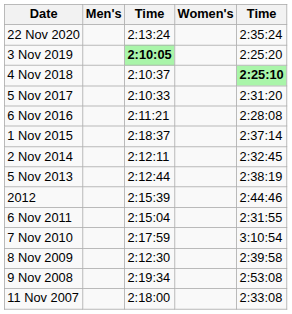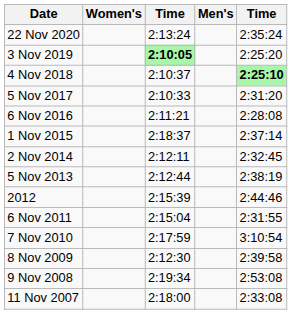columns swapped: (104, 14) <-> (206, 14)
